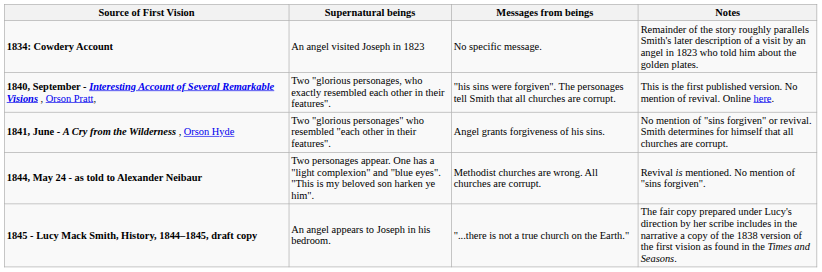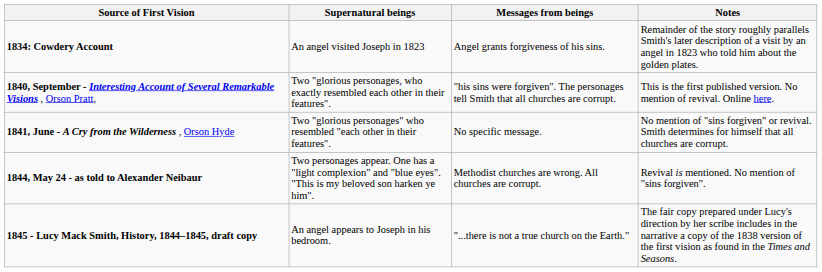(498, 46) No specific message. -> (529, 46) Angel grants forgiveness of his sins.
(529, 132) Angel grants forgiveness of his sins. -> (498, 132) No specific message.
